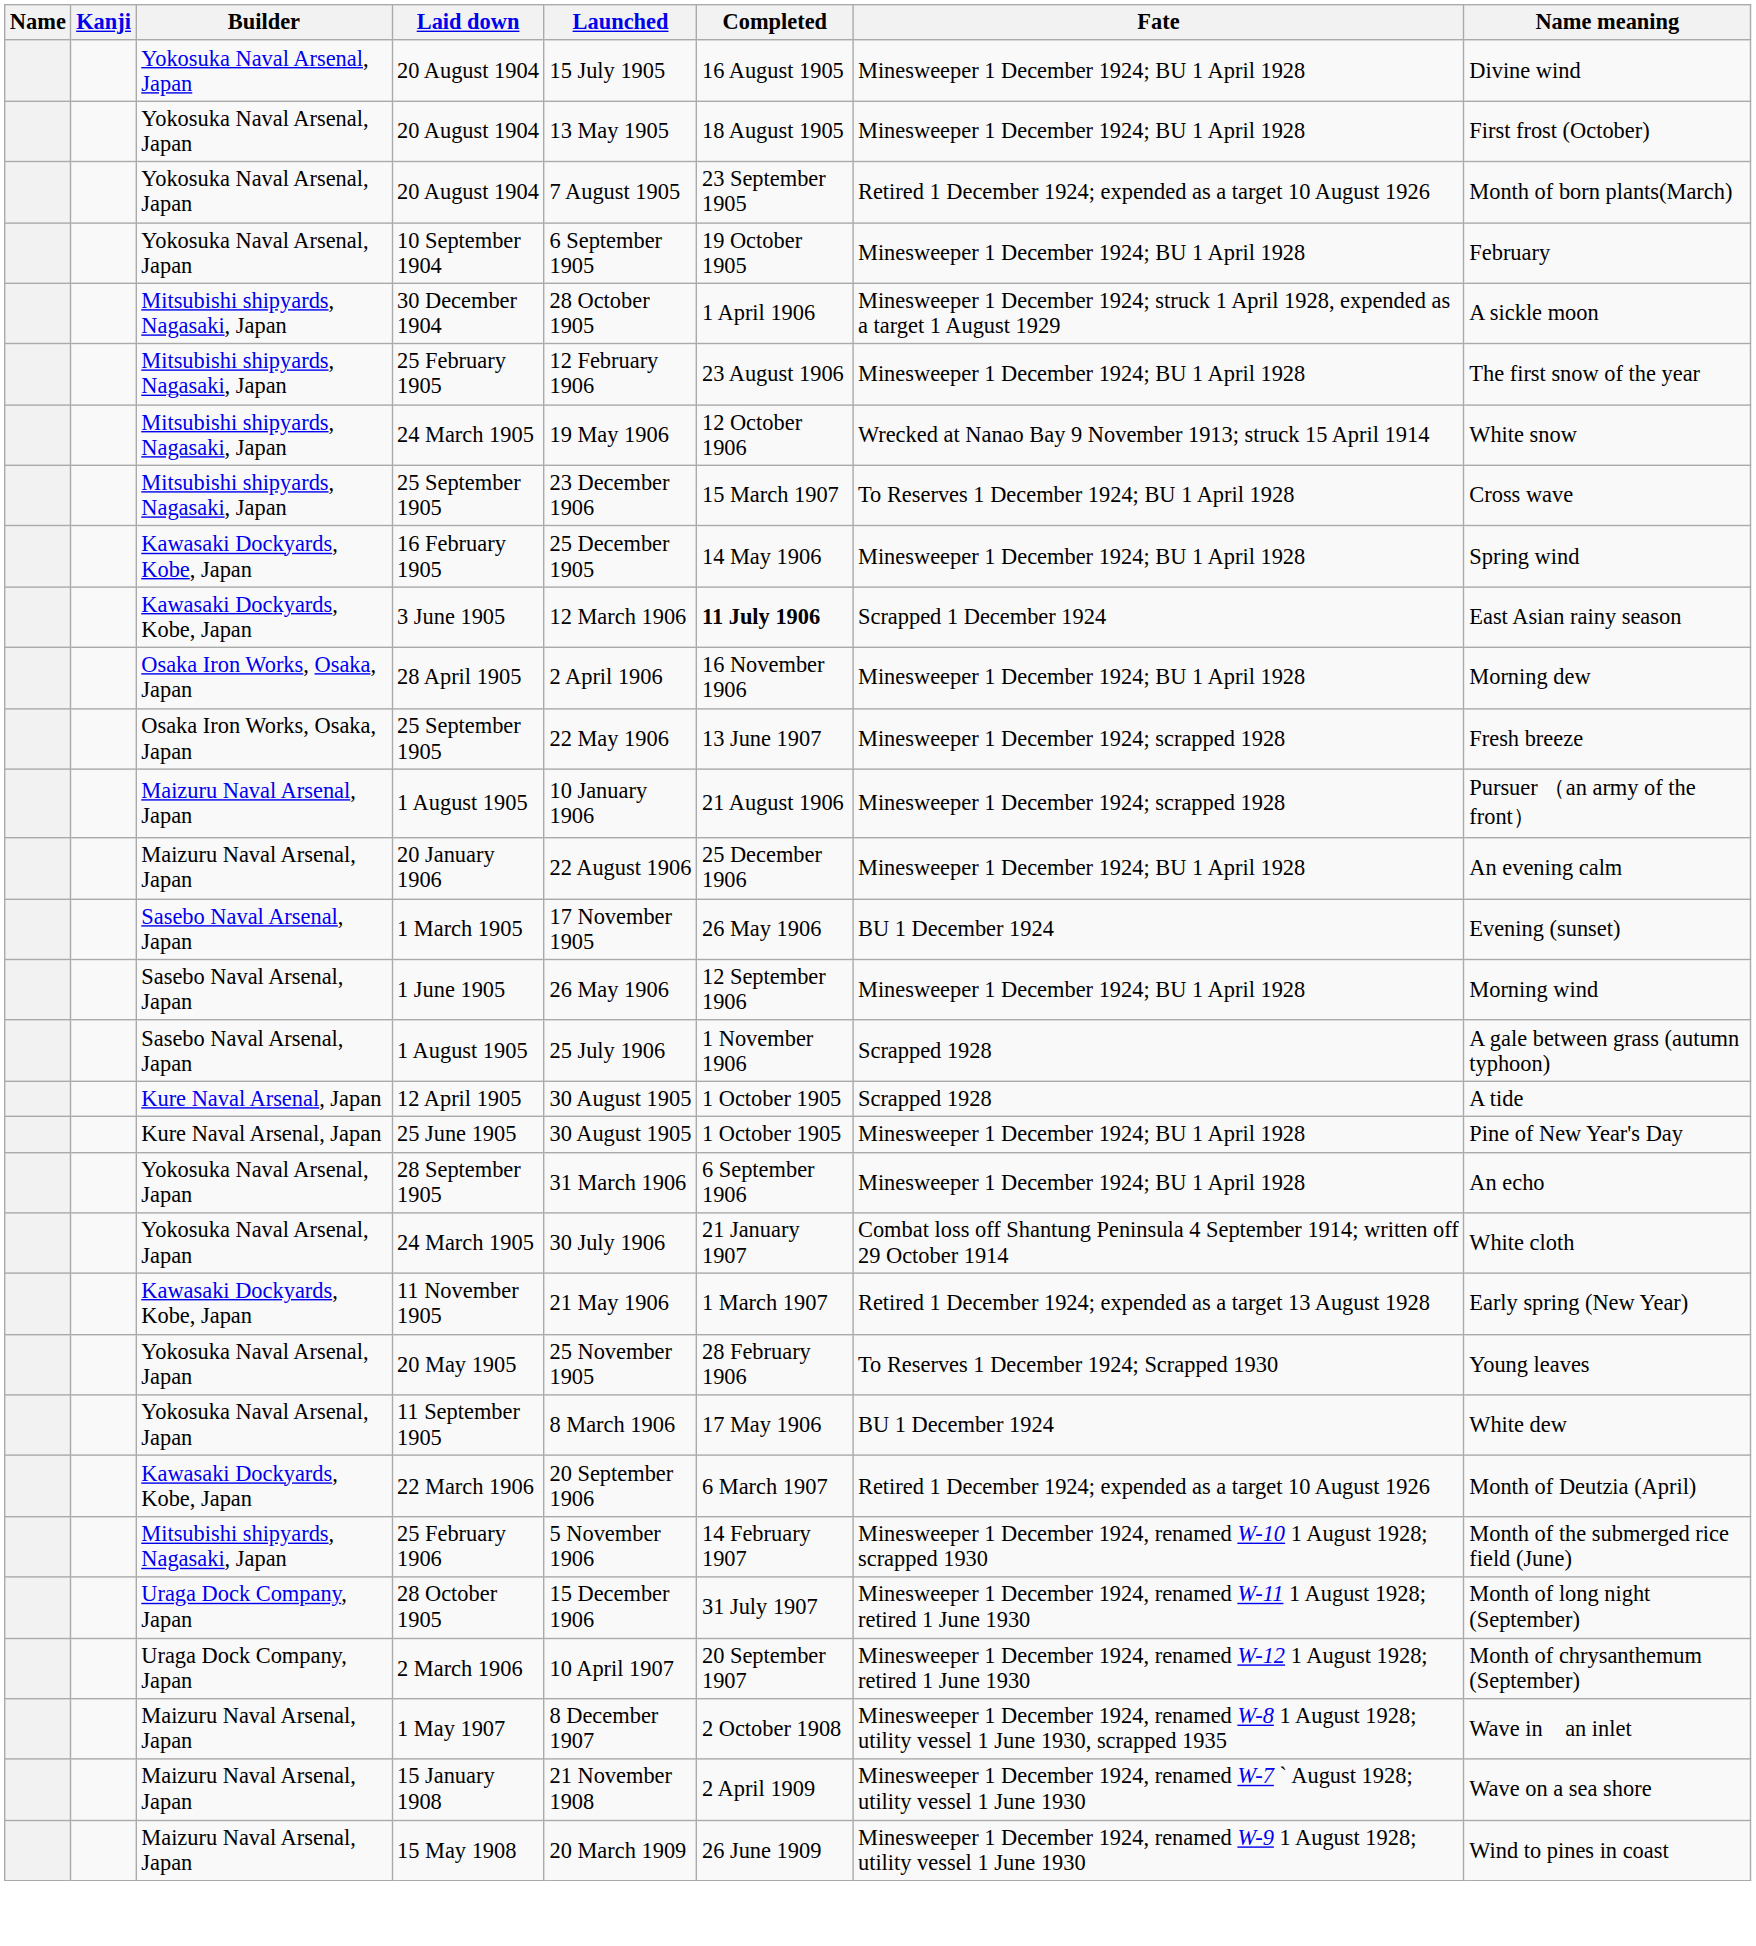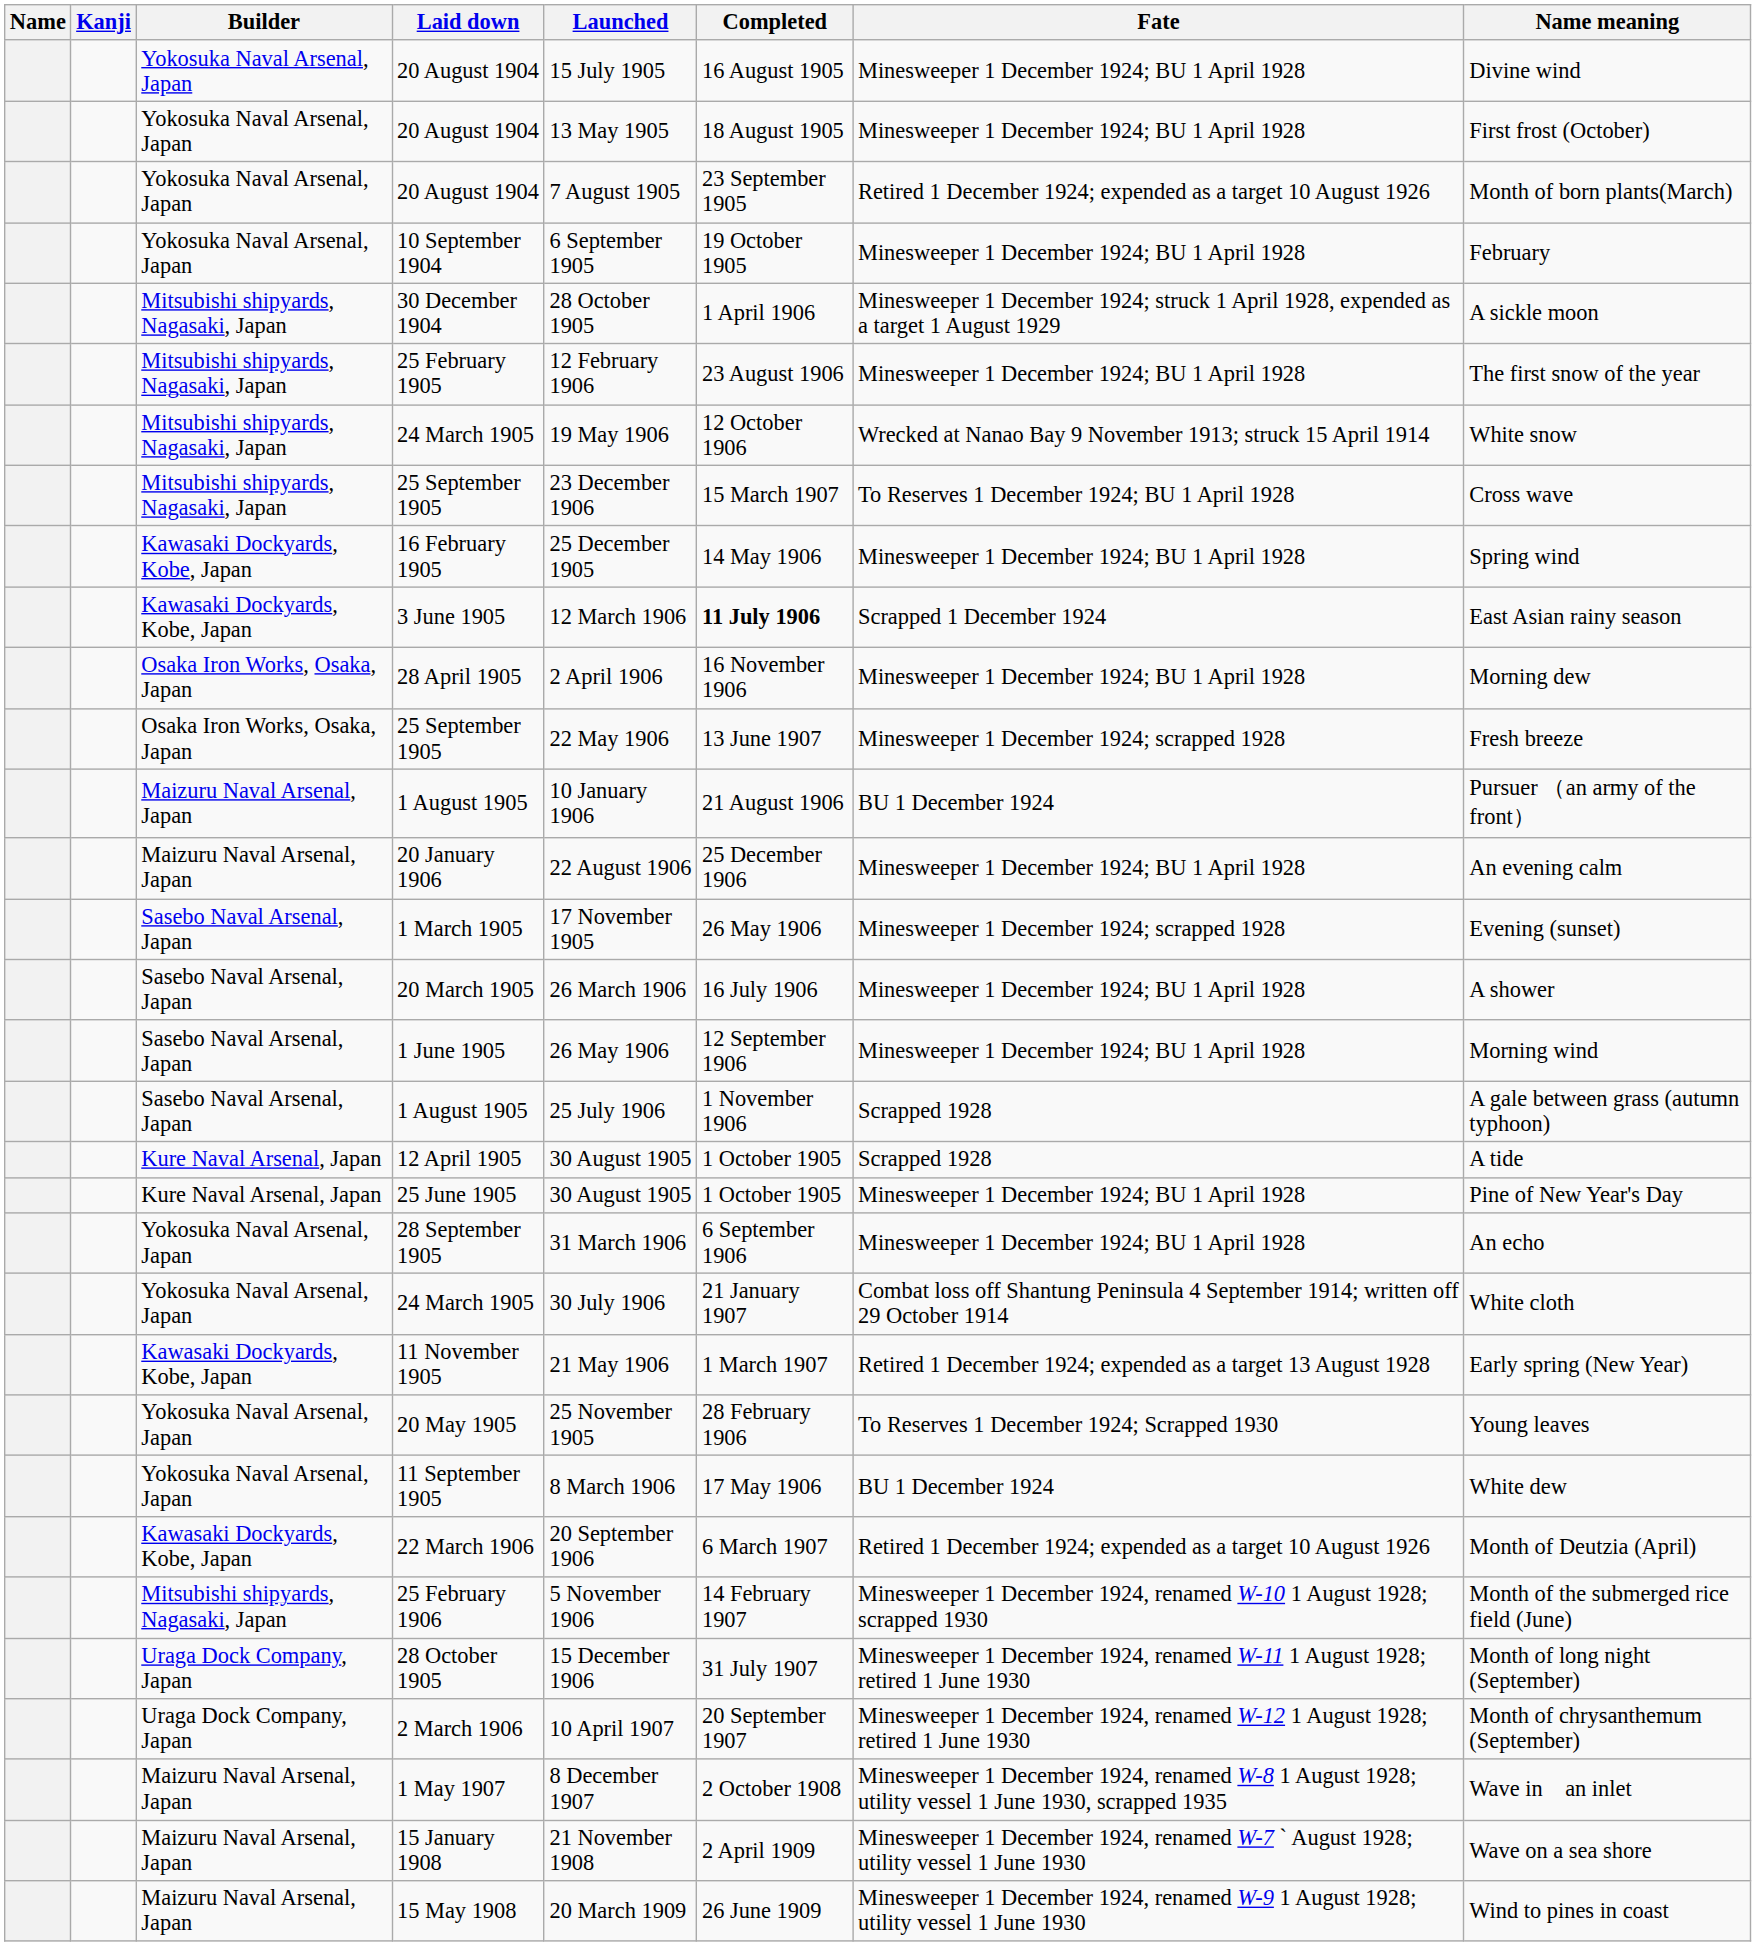(1072, 803) Minesweeper 1 December 1924; scrapped 1928 -> (956, 803) BU 1 December 1924
(956, 928) BU 1 December 1924 -> (1072, 928) Minesweeper 1 December 1924; scrapped 1928
+ row: (242, 989)
